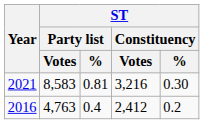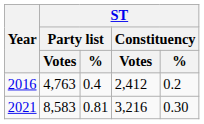rows swapped: (22, 84) <-> (22, 107)
